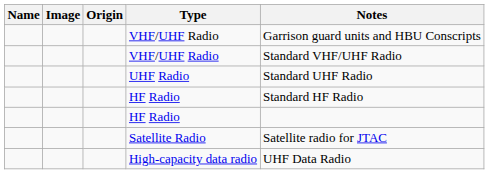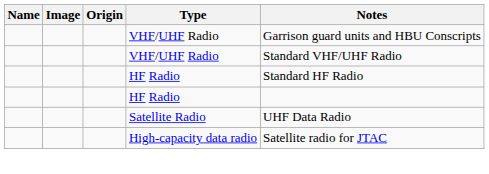- row: (24, 76)
(325, 138) Satellite radio for JTAC -> (307, 117) UHF Data Radio
(307, 158) UHF Data Radio -> (325, 138) Satellite radio for JTAC
